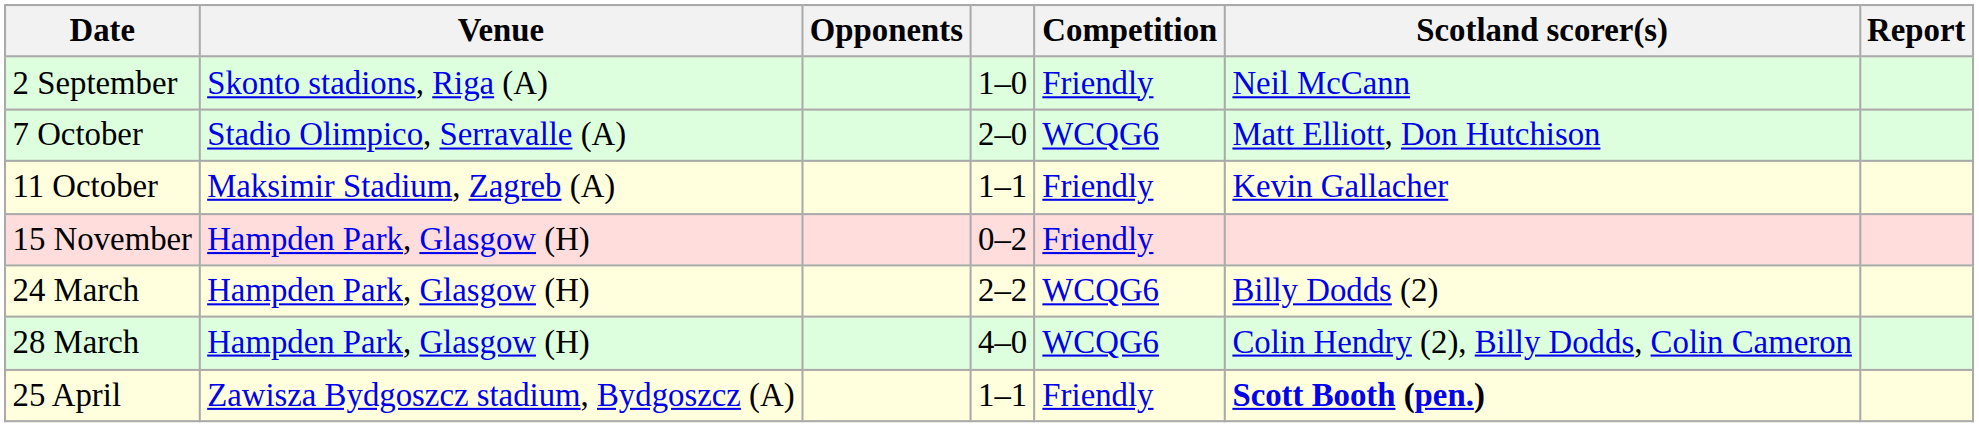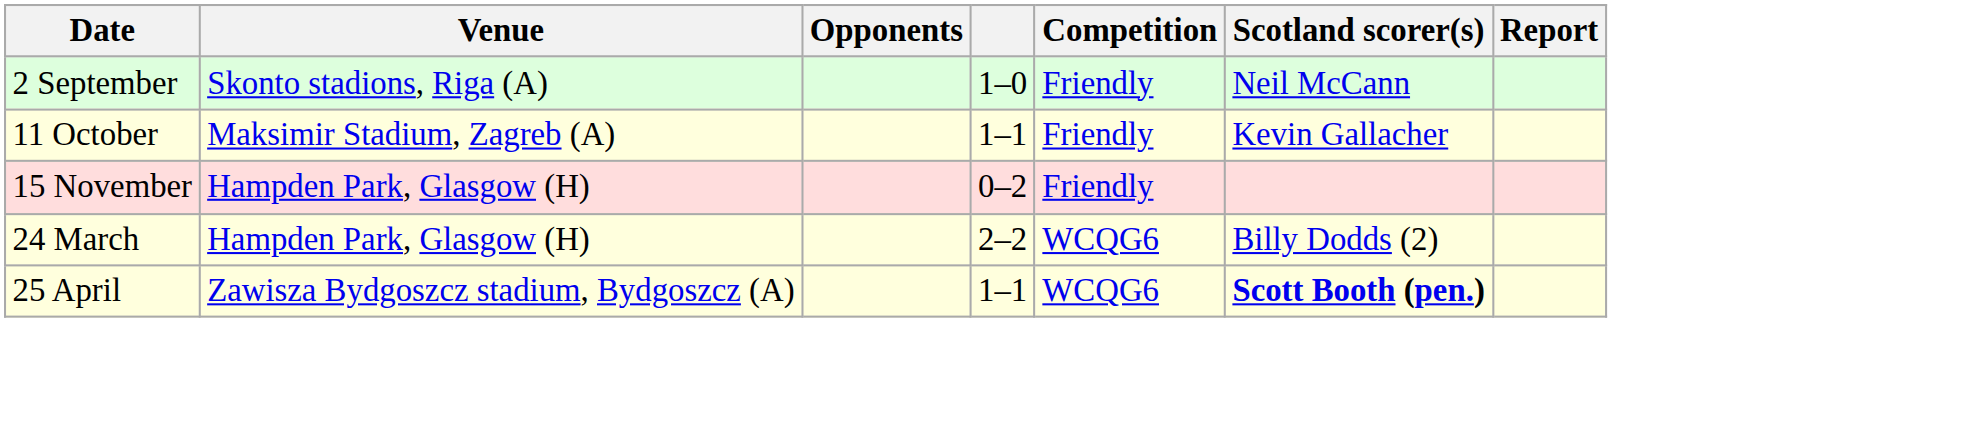- row: (78, 134)
- row: (76, 342)
(1098, 394) Friendly -> (1101, 290) WCQG6
